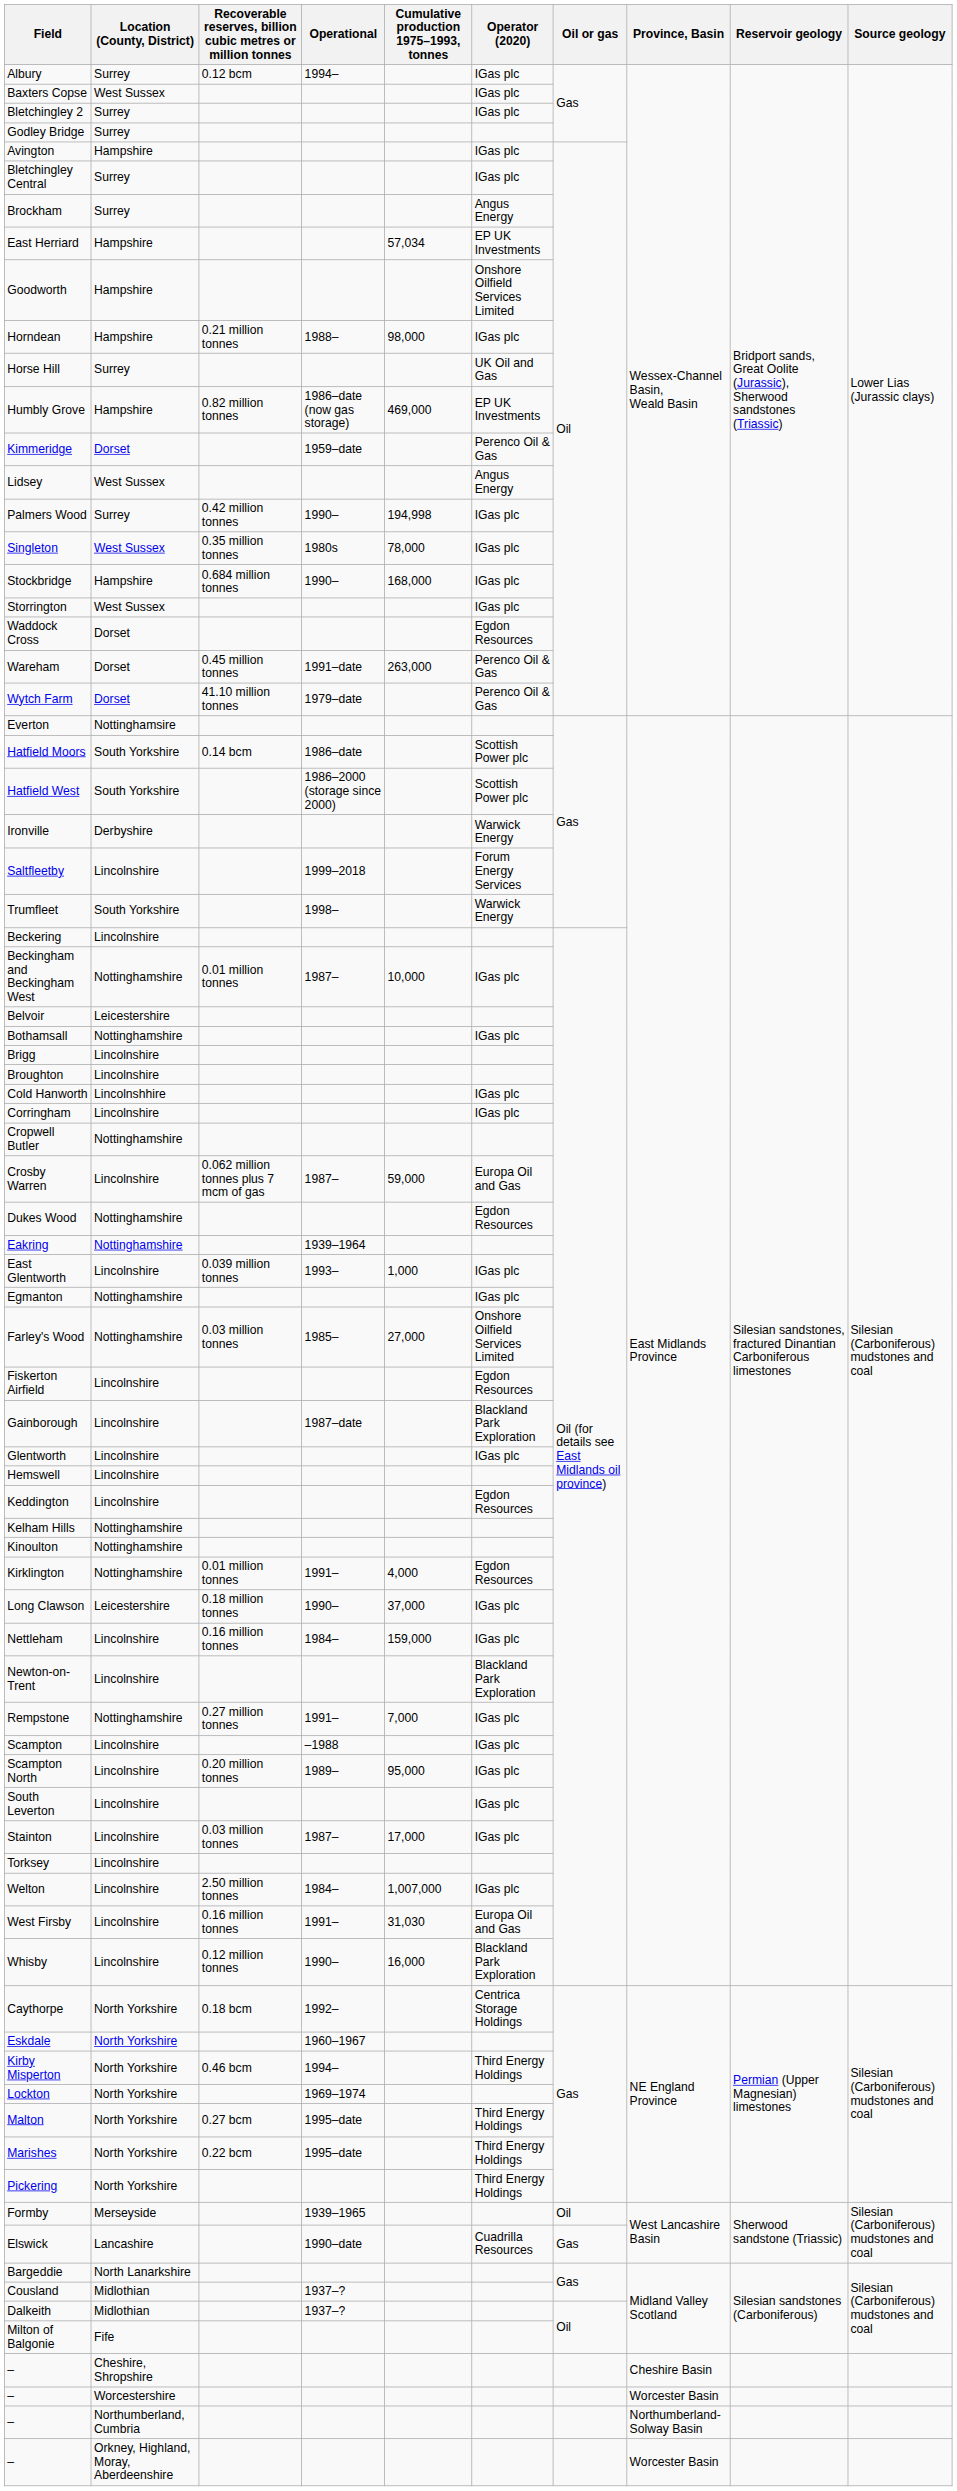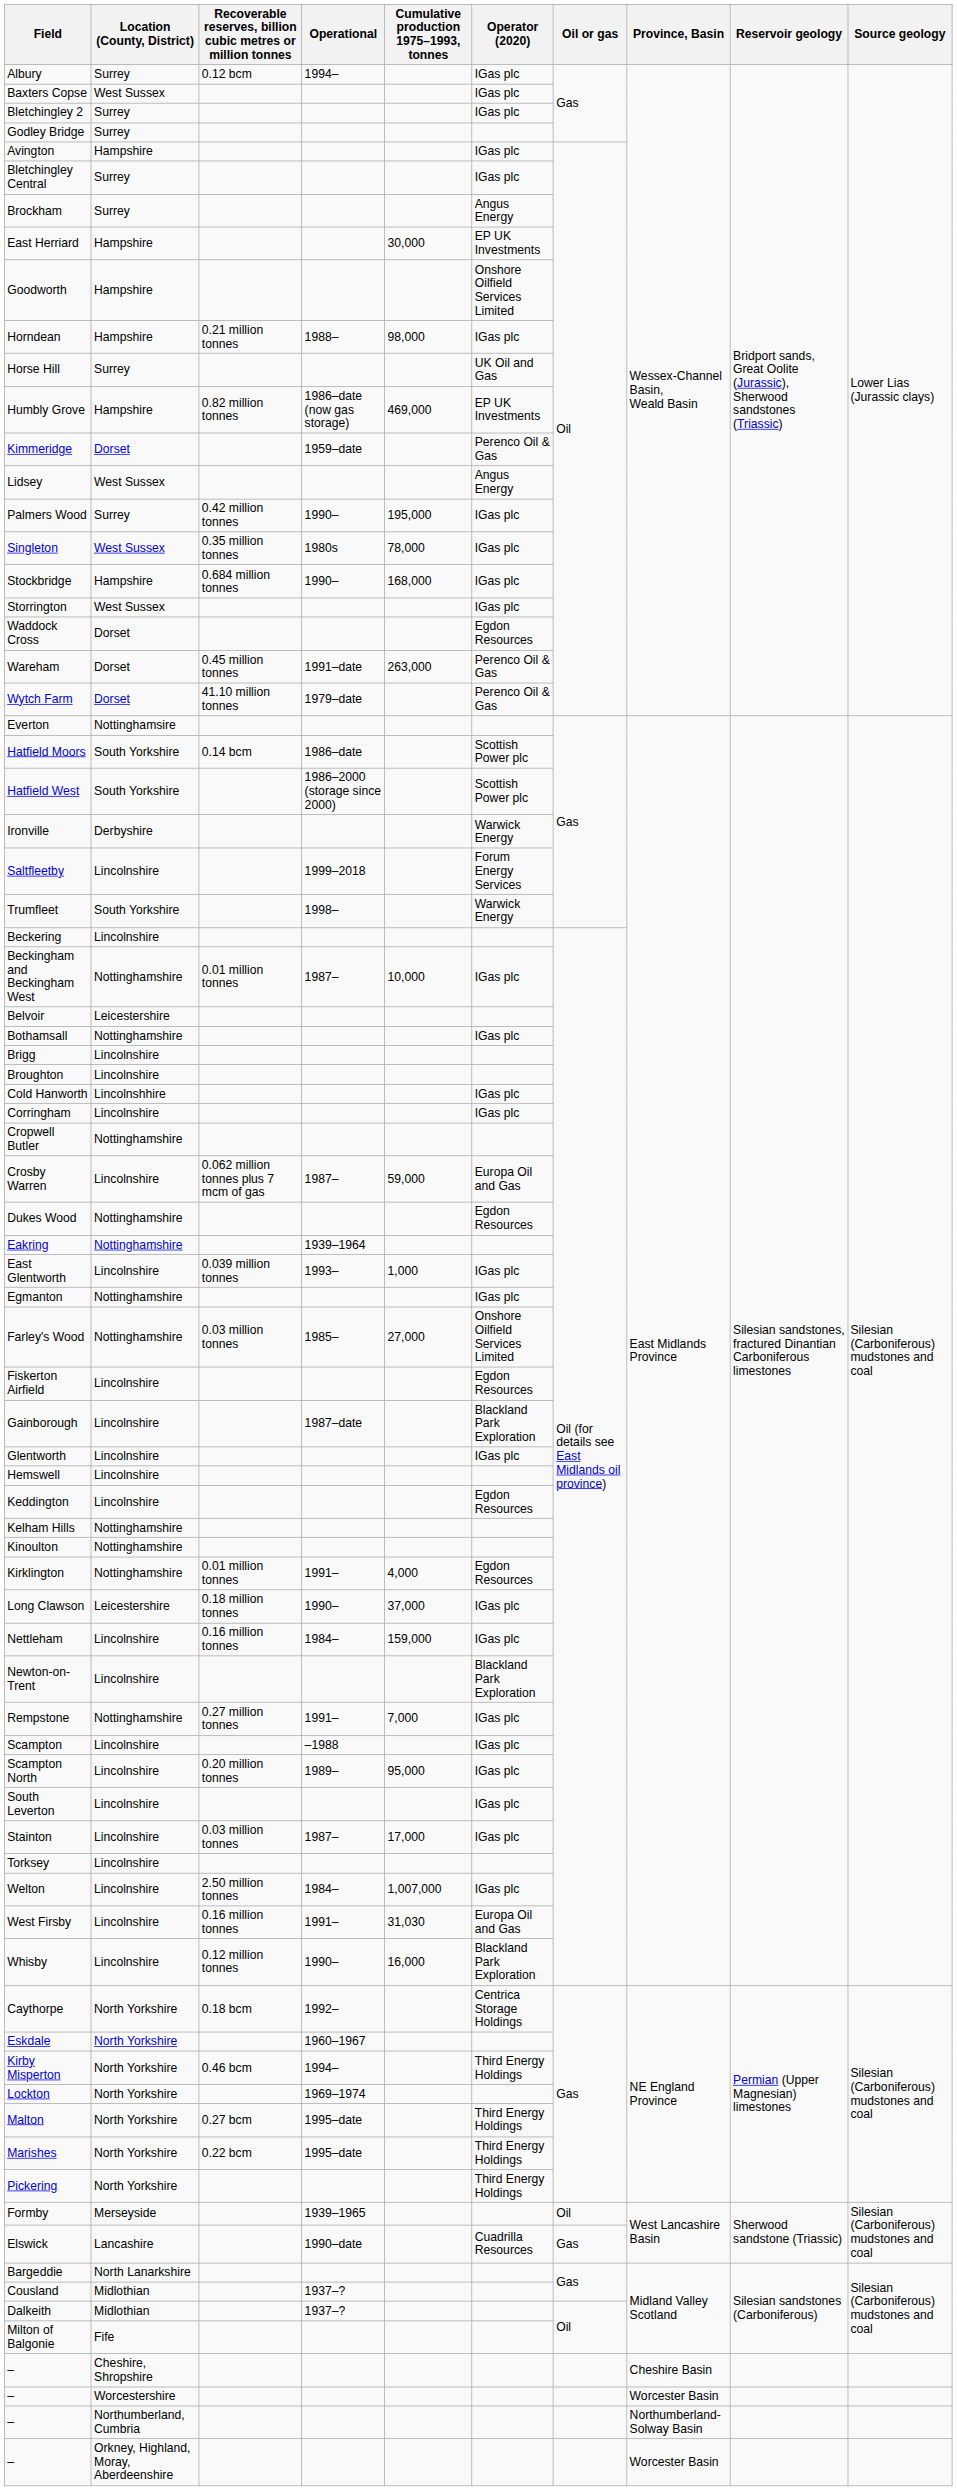(406, 243) 57,034 -> (406, 243) 30,000
(409, 515) 194,998 -> (409, 515) 195,000
